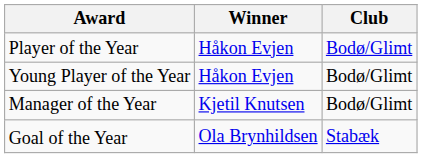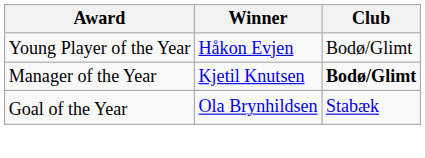- row: (74, 47)
(369, 104) normal -> (371, 76) bold
